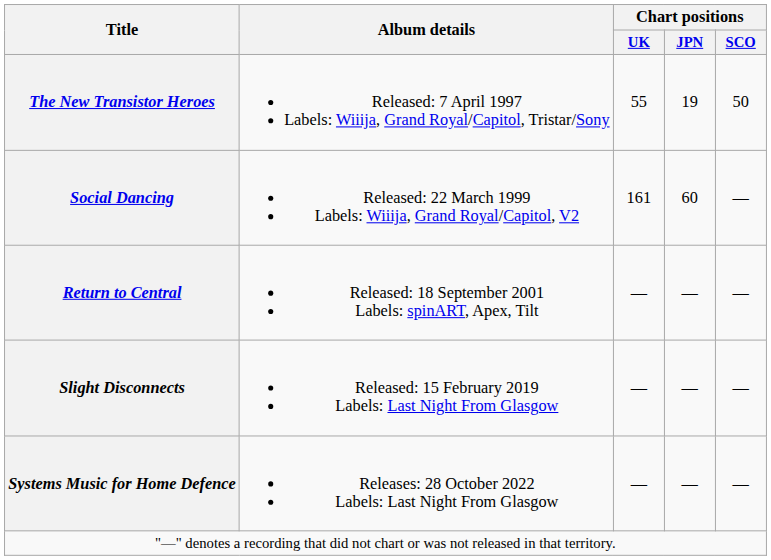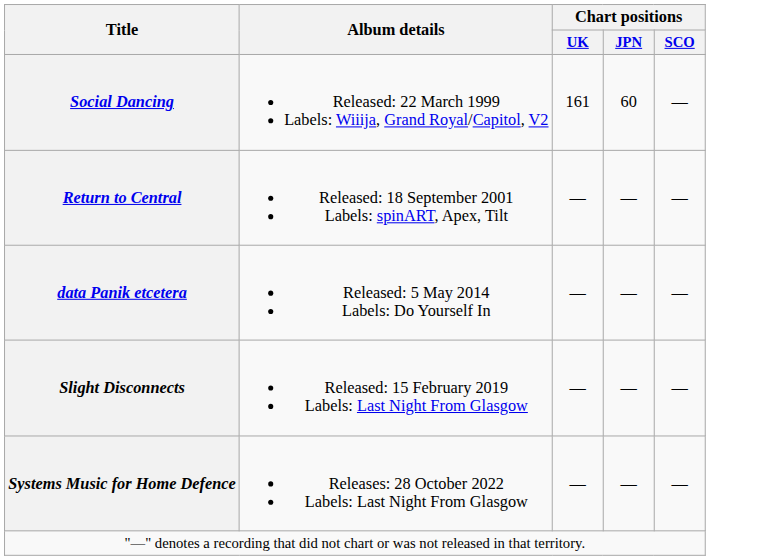- row: (122, 102)
+ row: (122, 292)
